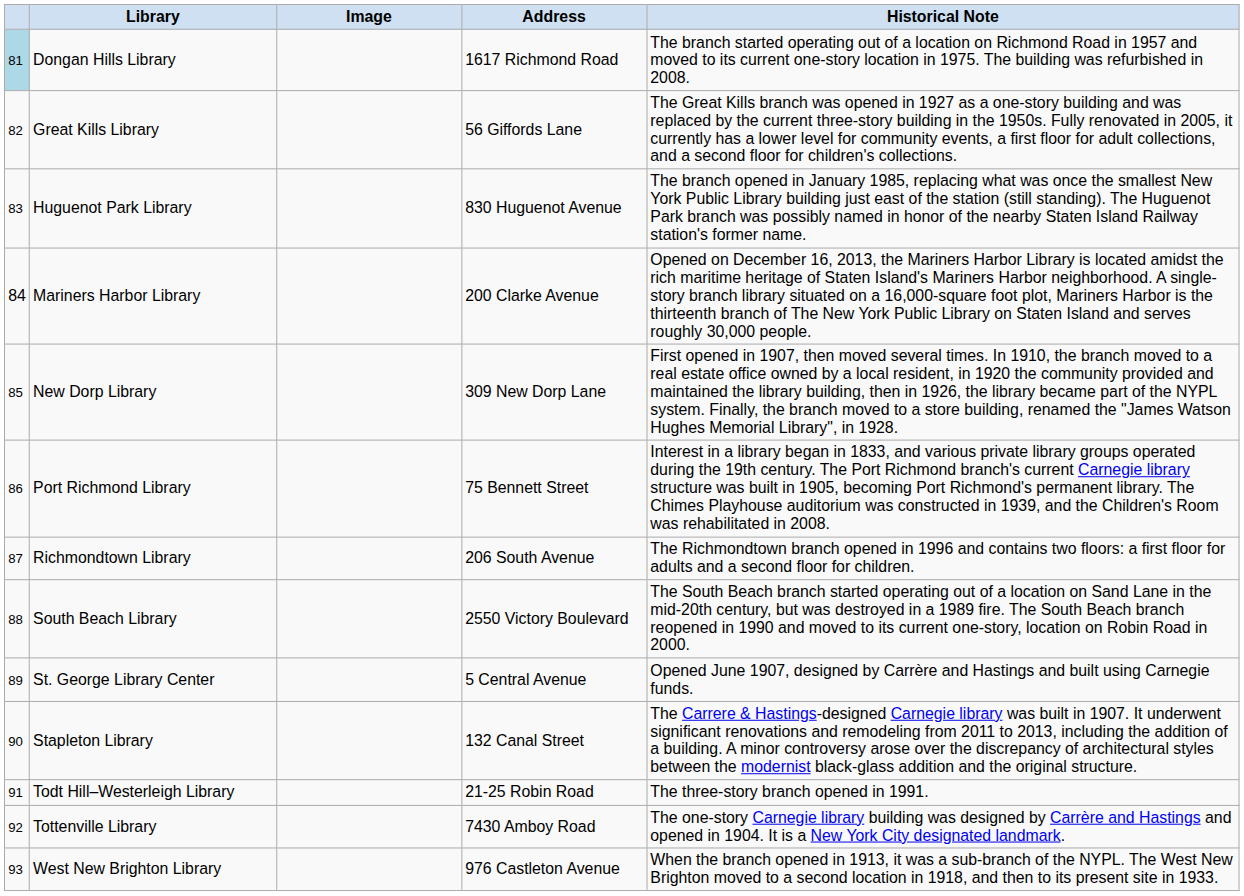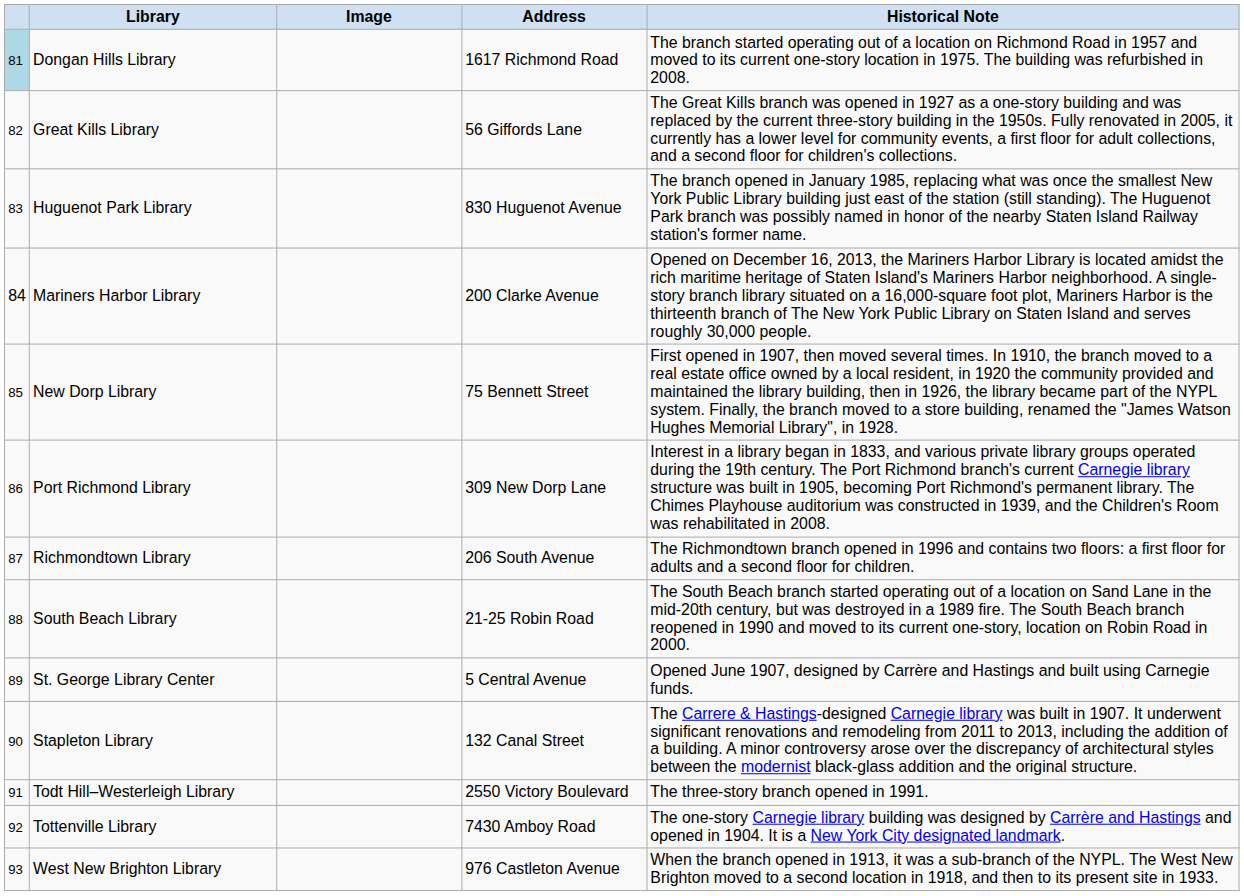(536, 392) 309 New Dorp Lane -> (527, 392) 75 Bennett Street
(527, 488) 75 Bennett Street -> (536, 488) 309 New Dorp Lane
(547, 618) 2550 Victory Boulevard -> (529, 618) 21-25 Robin Road
(529, 792) 21-25 Robin Road -> (547, 792) 2550 Victory Boulevard
